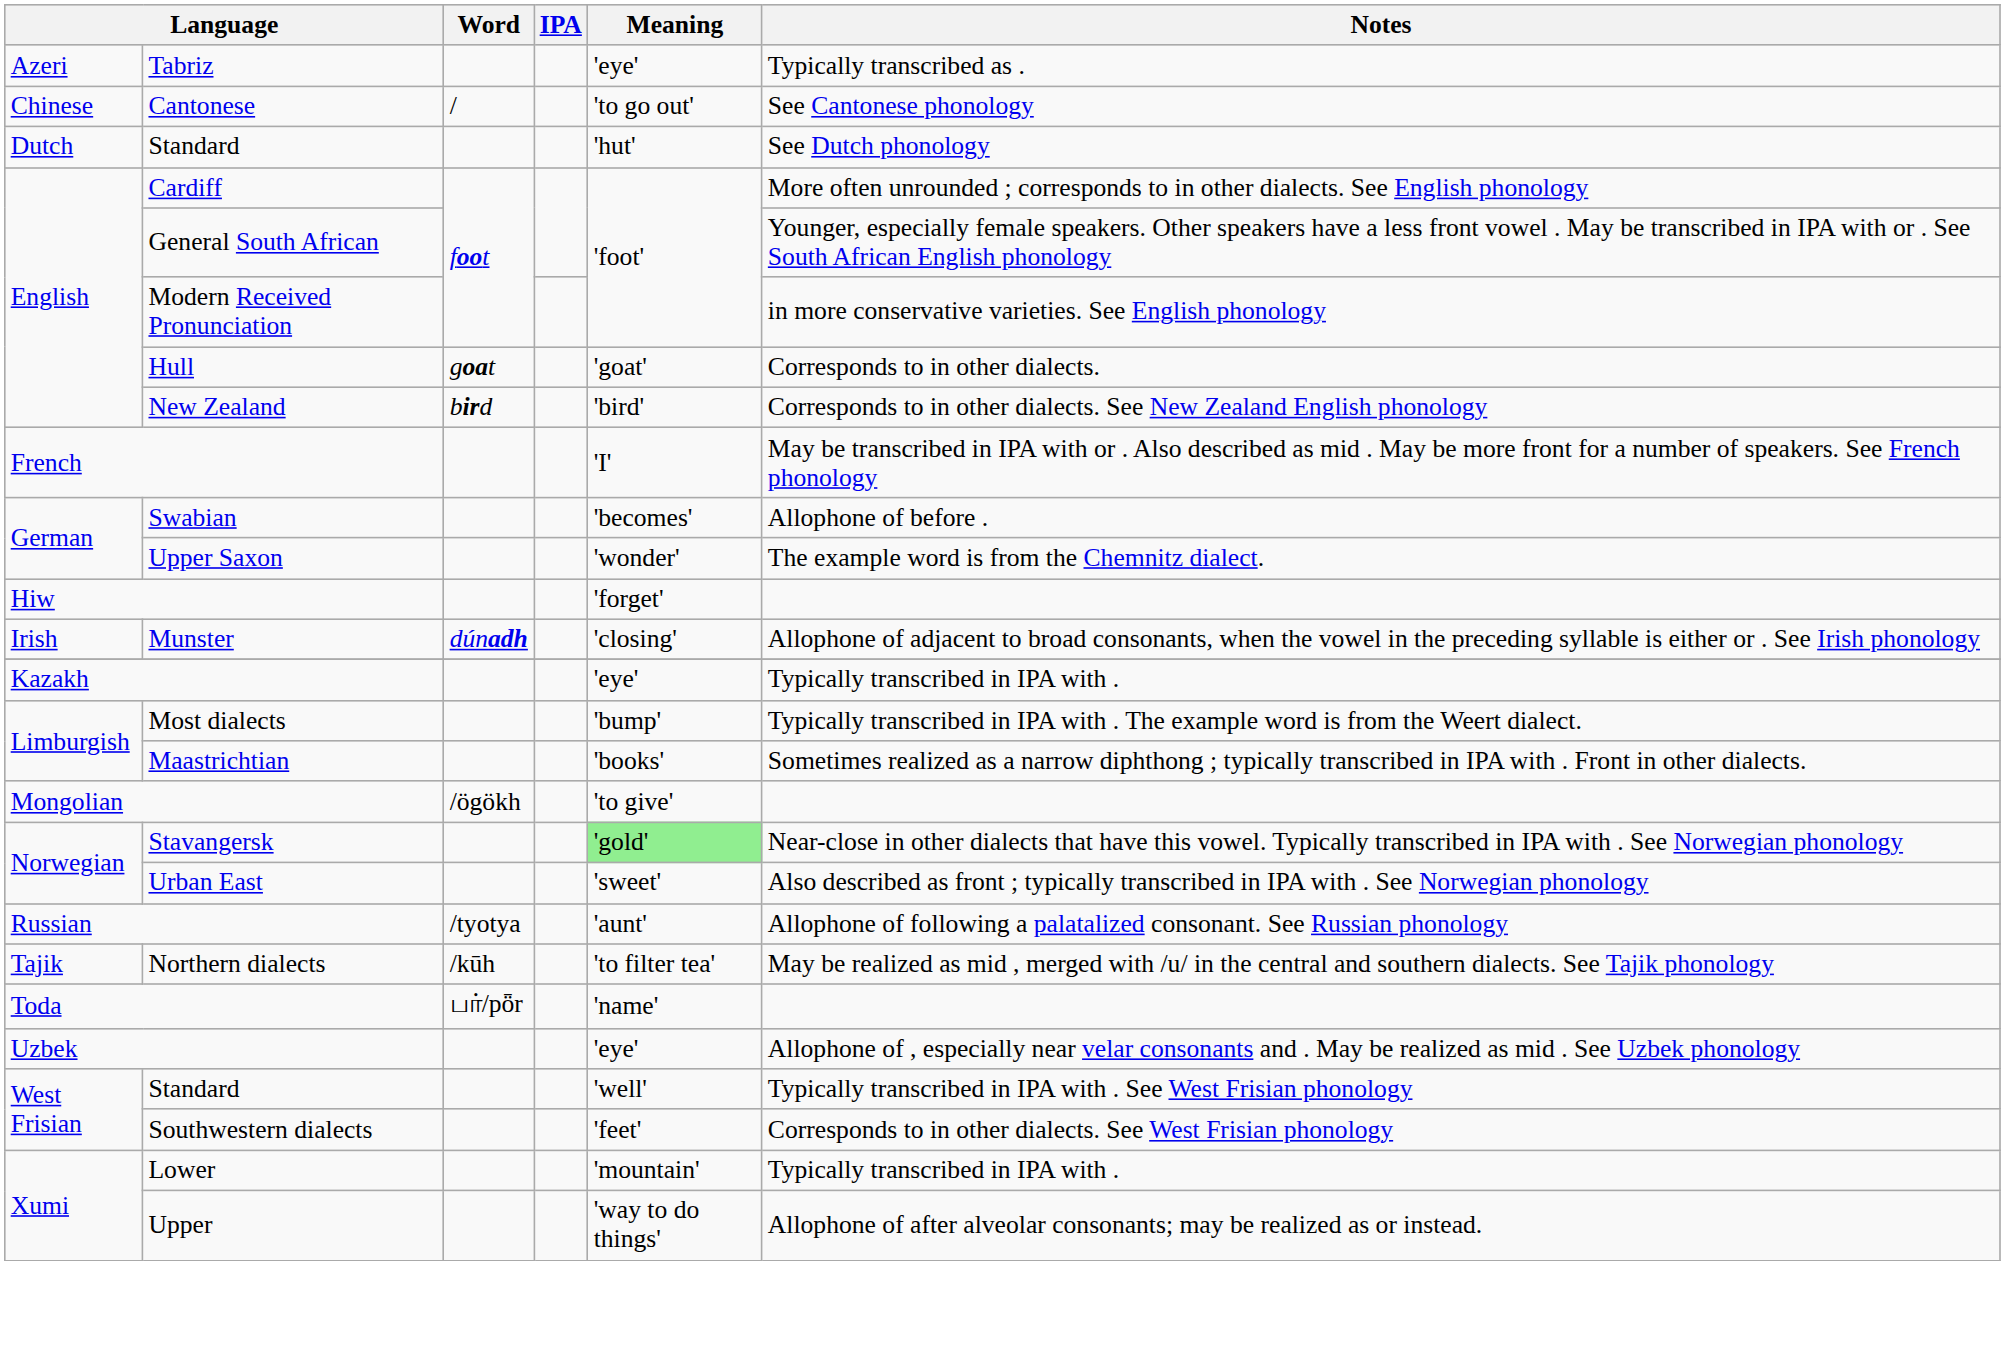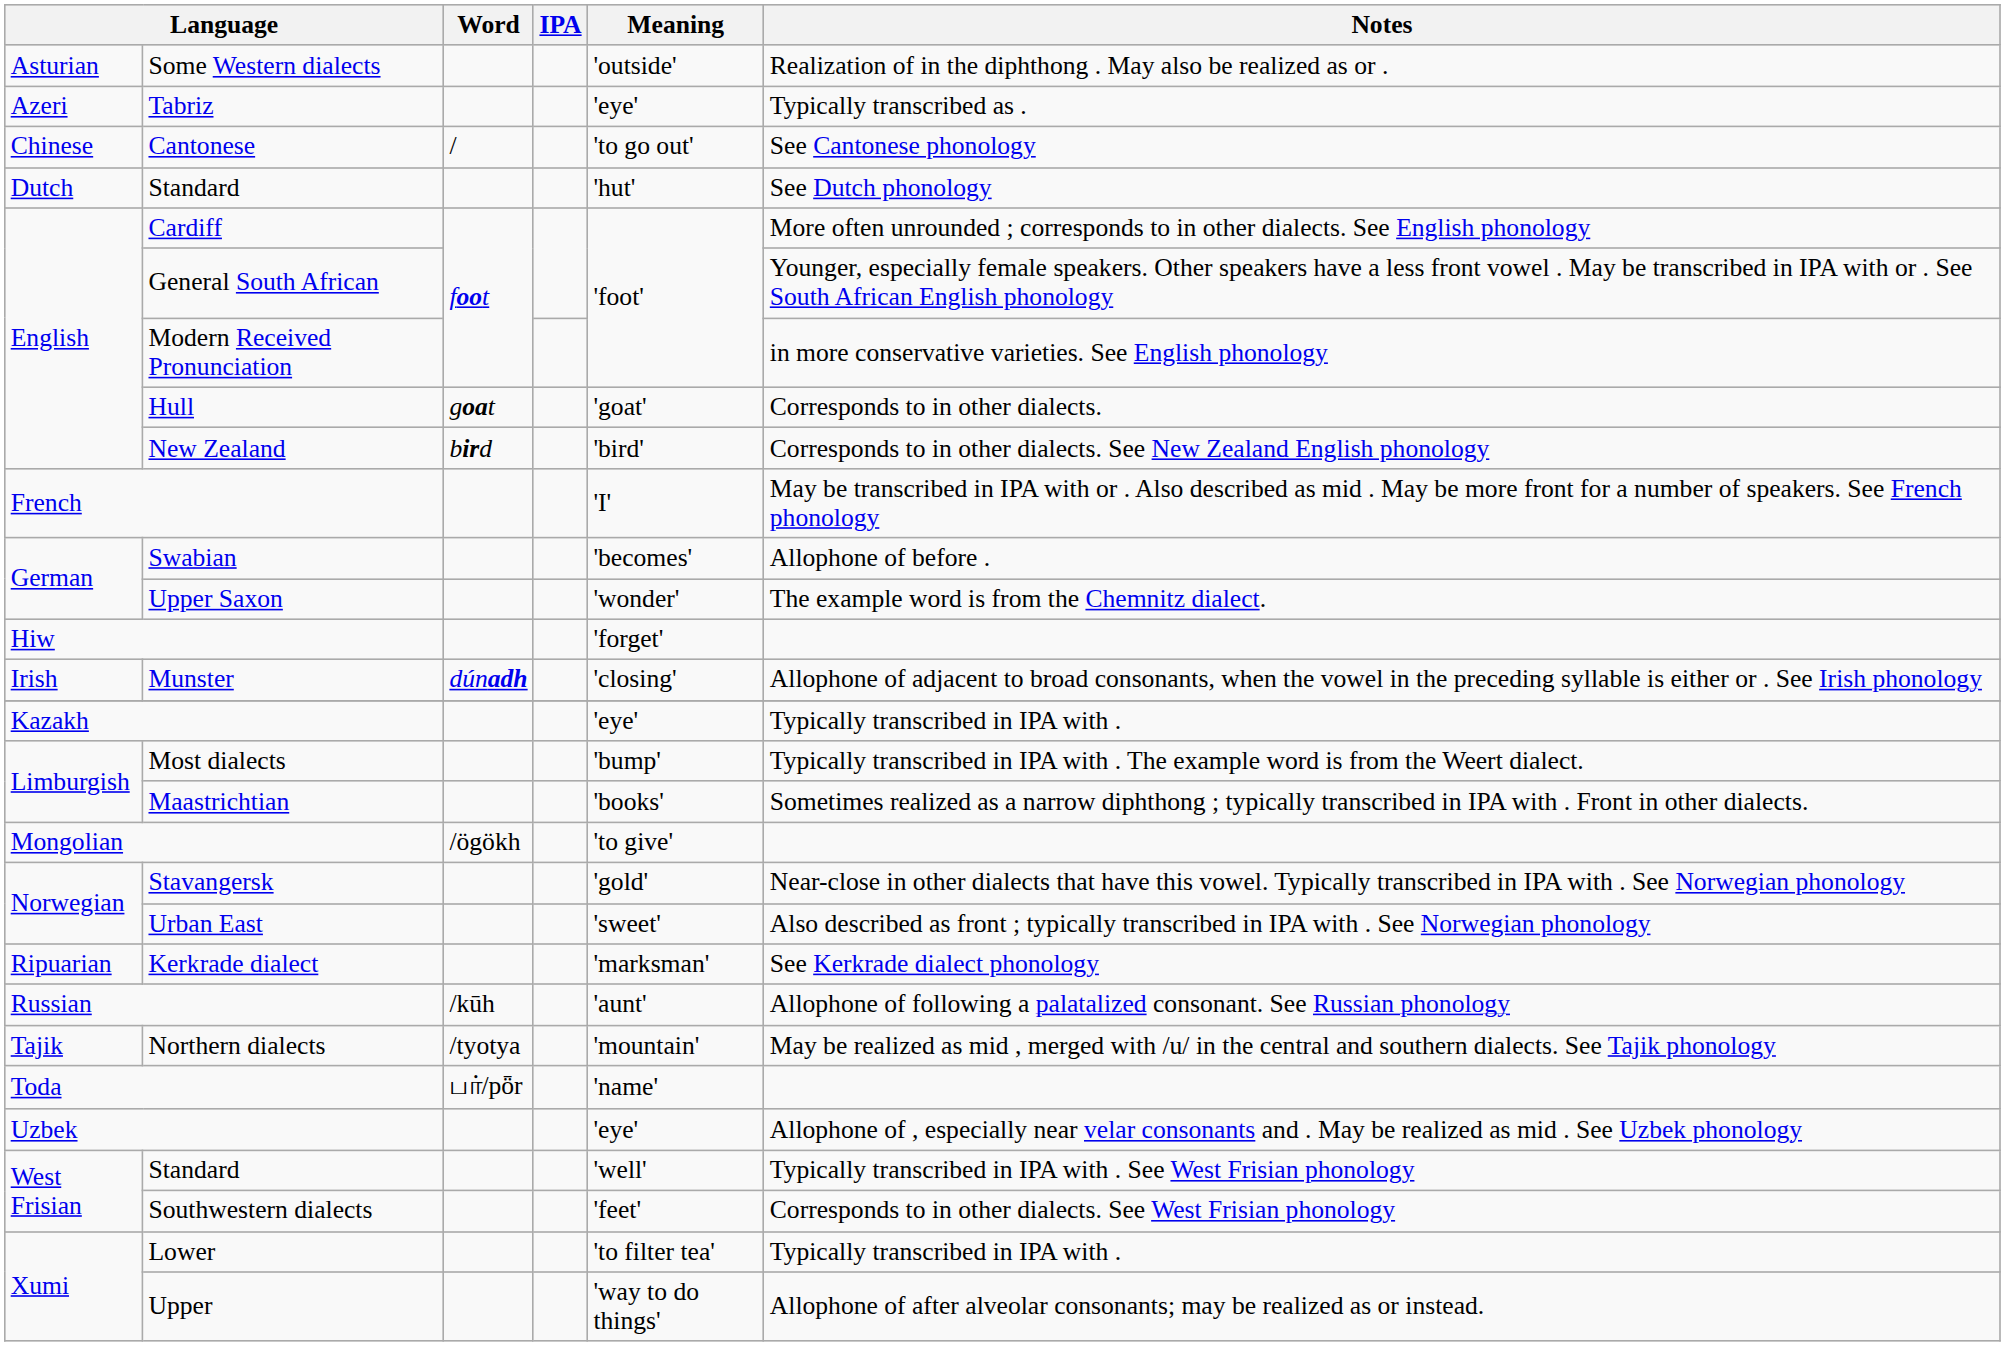+ row: (55, 65)
(621, 842) lightgreen background -> (621, 882) no background
+ row: (61, 963)
(485, 923) /tyotya -> (472, 1004) /kūh
(472, 963) /kūh -> (485, 1044) /tyotya
(654, 963) 'to filter tea' -> (646, 1044) 'mountain'
(647, 1170) 'mountain' -> (654, 1251) 'to filter tea'
